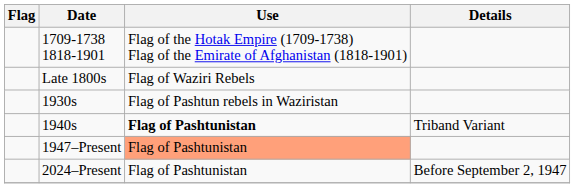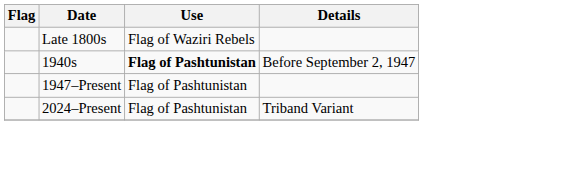- row: (74, 47)
- row: (59, 101)
(459, 124) Triband Variant -> (339, 62) Before September 2, 1947
(187, 147) lightsalmon background -> (187, 85) no background
(490, 170) Before September 2, 1947 -> (308, 108) Triband Variant
